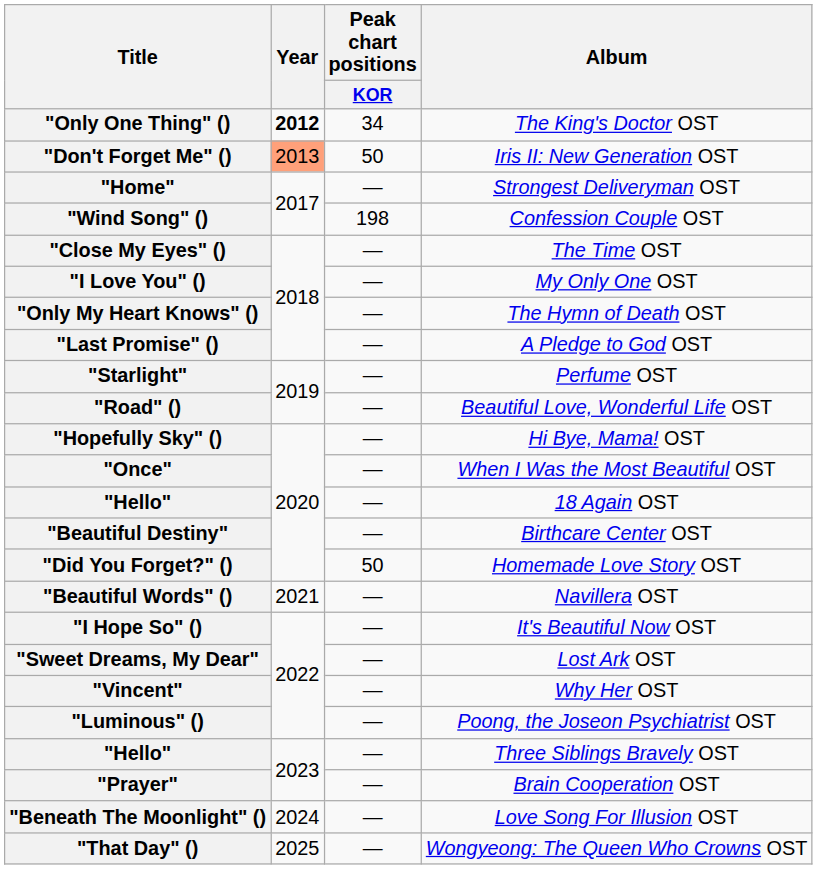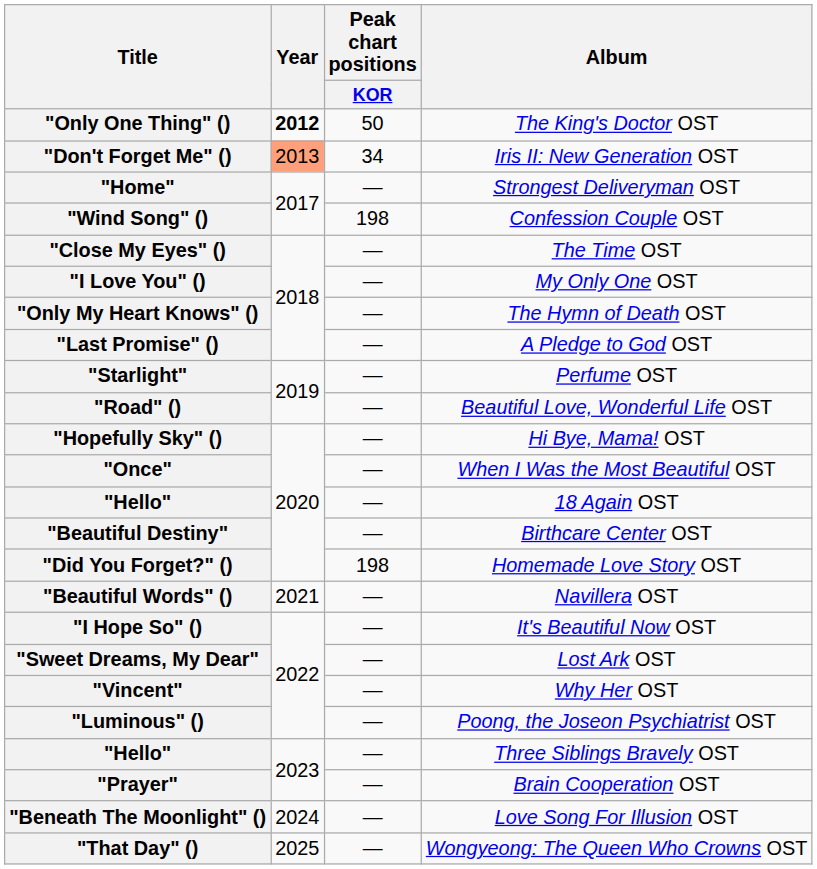(373, 124) 34 -> (373, 124) 50
(373, 156) 50 -> (373, 156) 34
(373, 565) 50 -> (373, 565) 198
